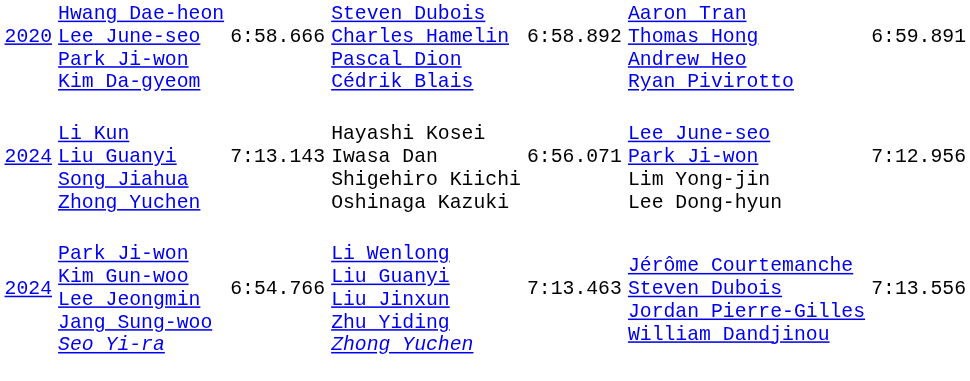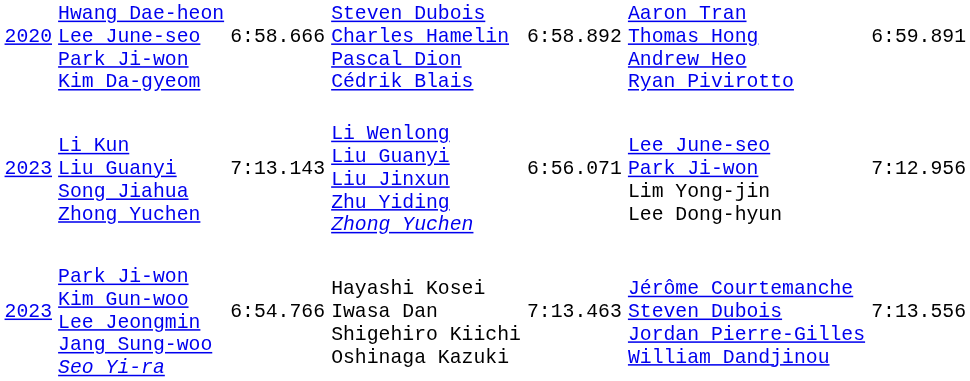(28, 157) 2024 -> (28, 168) 2023
(426, 168) Hayashi Kosei Iwasa Dan Shigehiro Kiichi Oshinaga Kazuki -> (402, 179) Li Wenlong Liu Guanyi Liu Jinxun Zhu Yiding Zhong Yuchen
(28, 288) 2024 -> (28, 311) 2023
(402, 300) Li Wenlong Liu Guanyi Liu Jinxun Zhu Yiding Zhong Yuchen -> (426, 322) Hayashi Kosei Iwasa Dan Shigehiro Kiichi Oshinaga Kazuki
